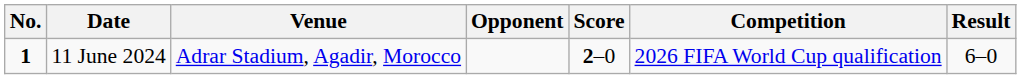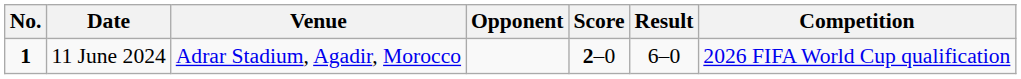columns swapped: (981, 21) <-> (788, 21)
